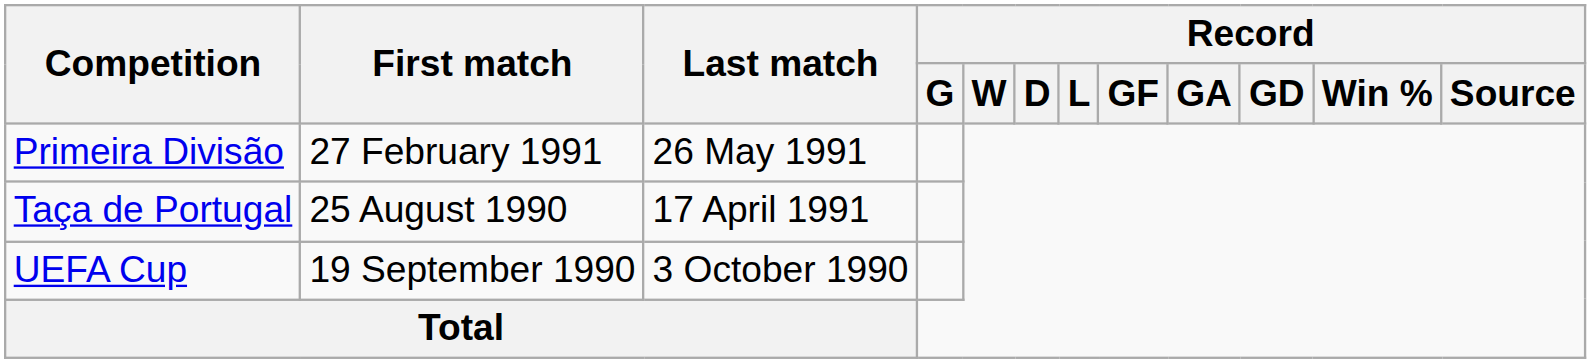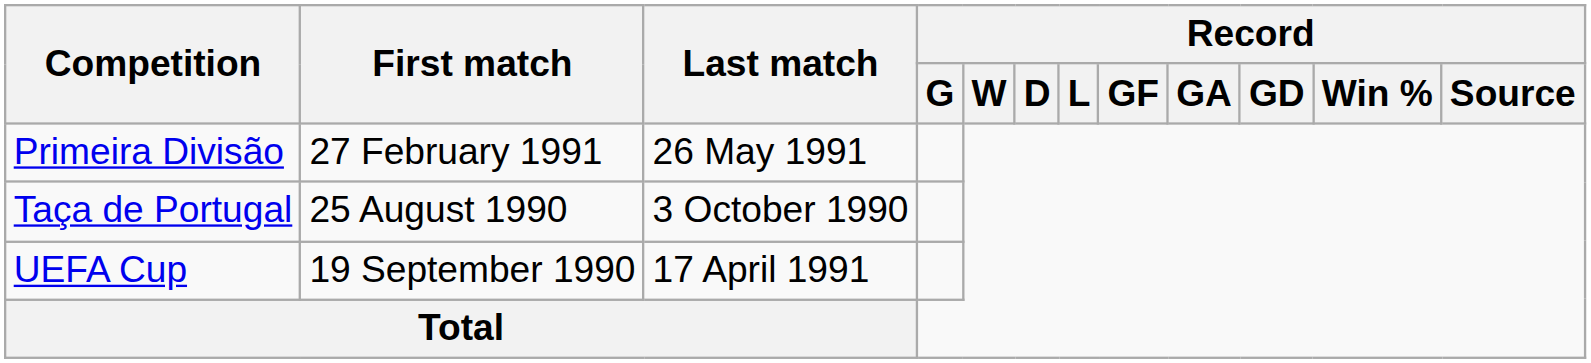(761, 210) 17 April 1991 -> (781, 210) 3 October 1990
(781, 269) 3 October 1990 -> (761, 269) 17 April 1991
